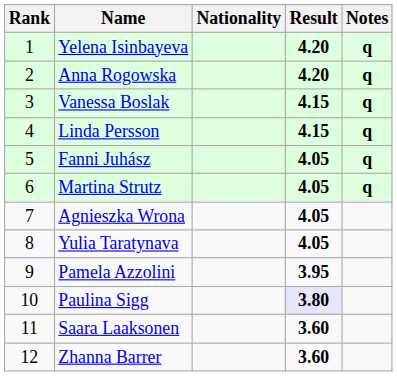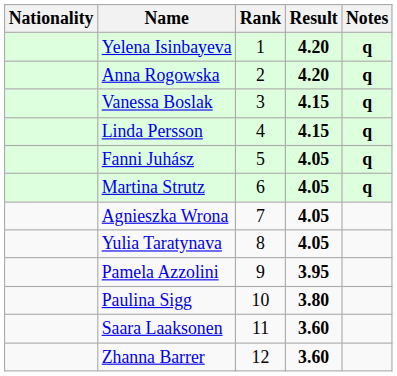columns swapped: (29, 18) <-> (239, 18)
(314, 300) lavender background -> (314, 300) no background
